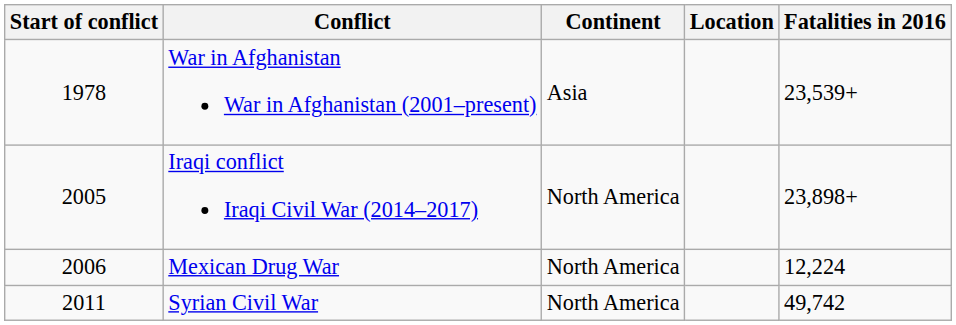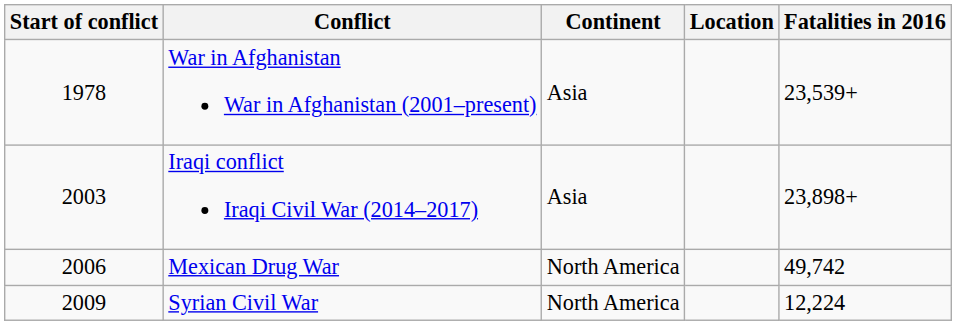(84, 196) 2005 -> (84, 196) 2003
(613, 196) North America -> (567, 196) Asia
(815, 266) 12,224 -> (815, 266) 49,742
(84, 302) 2011 -> (84, 302) 2009
(815, 302) 49,742 -> (815, 302) 12,224
